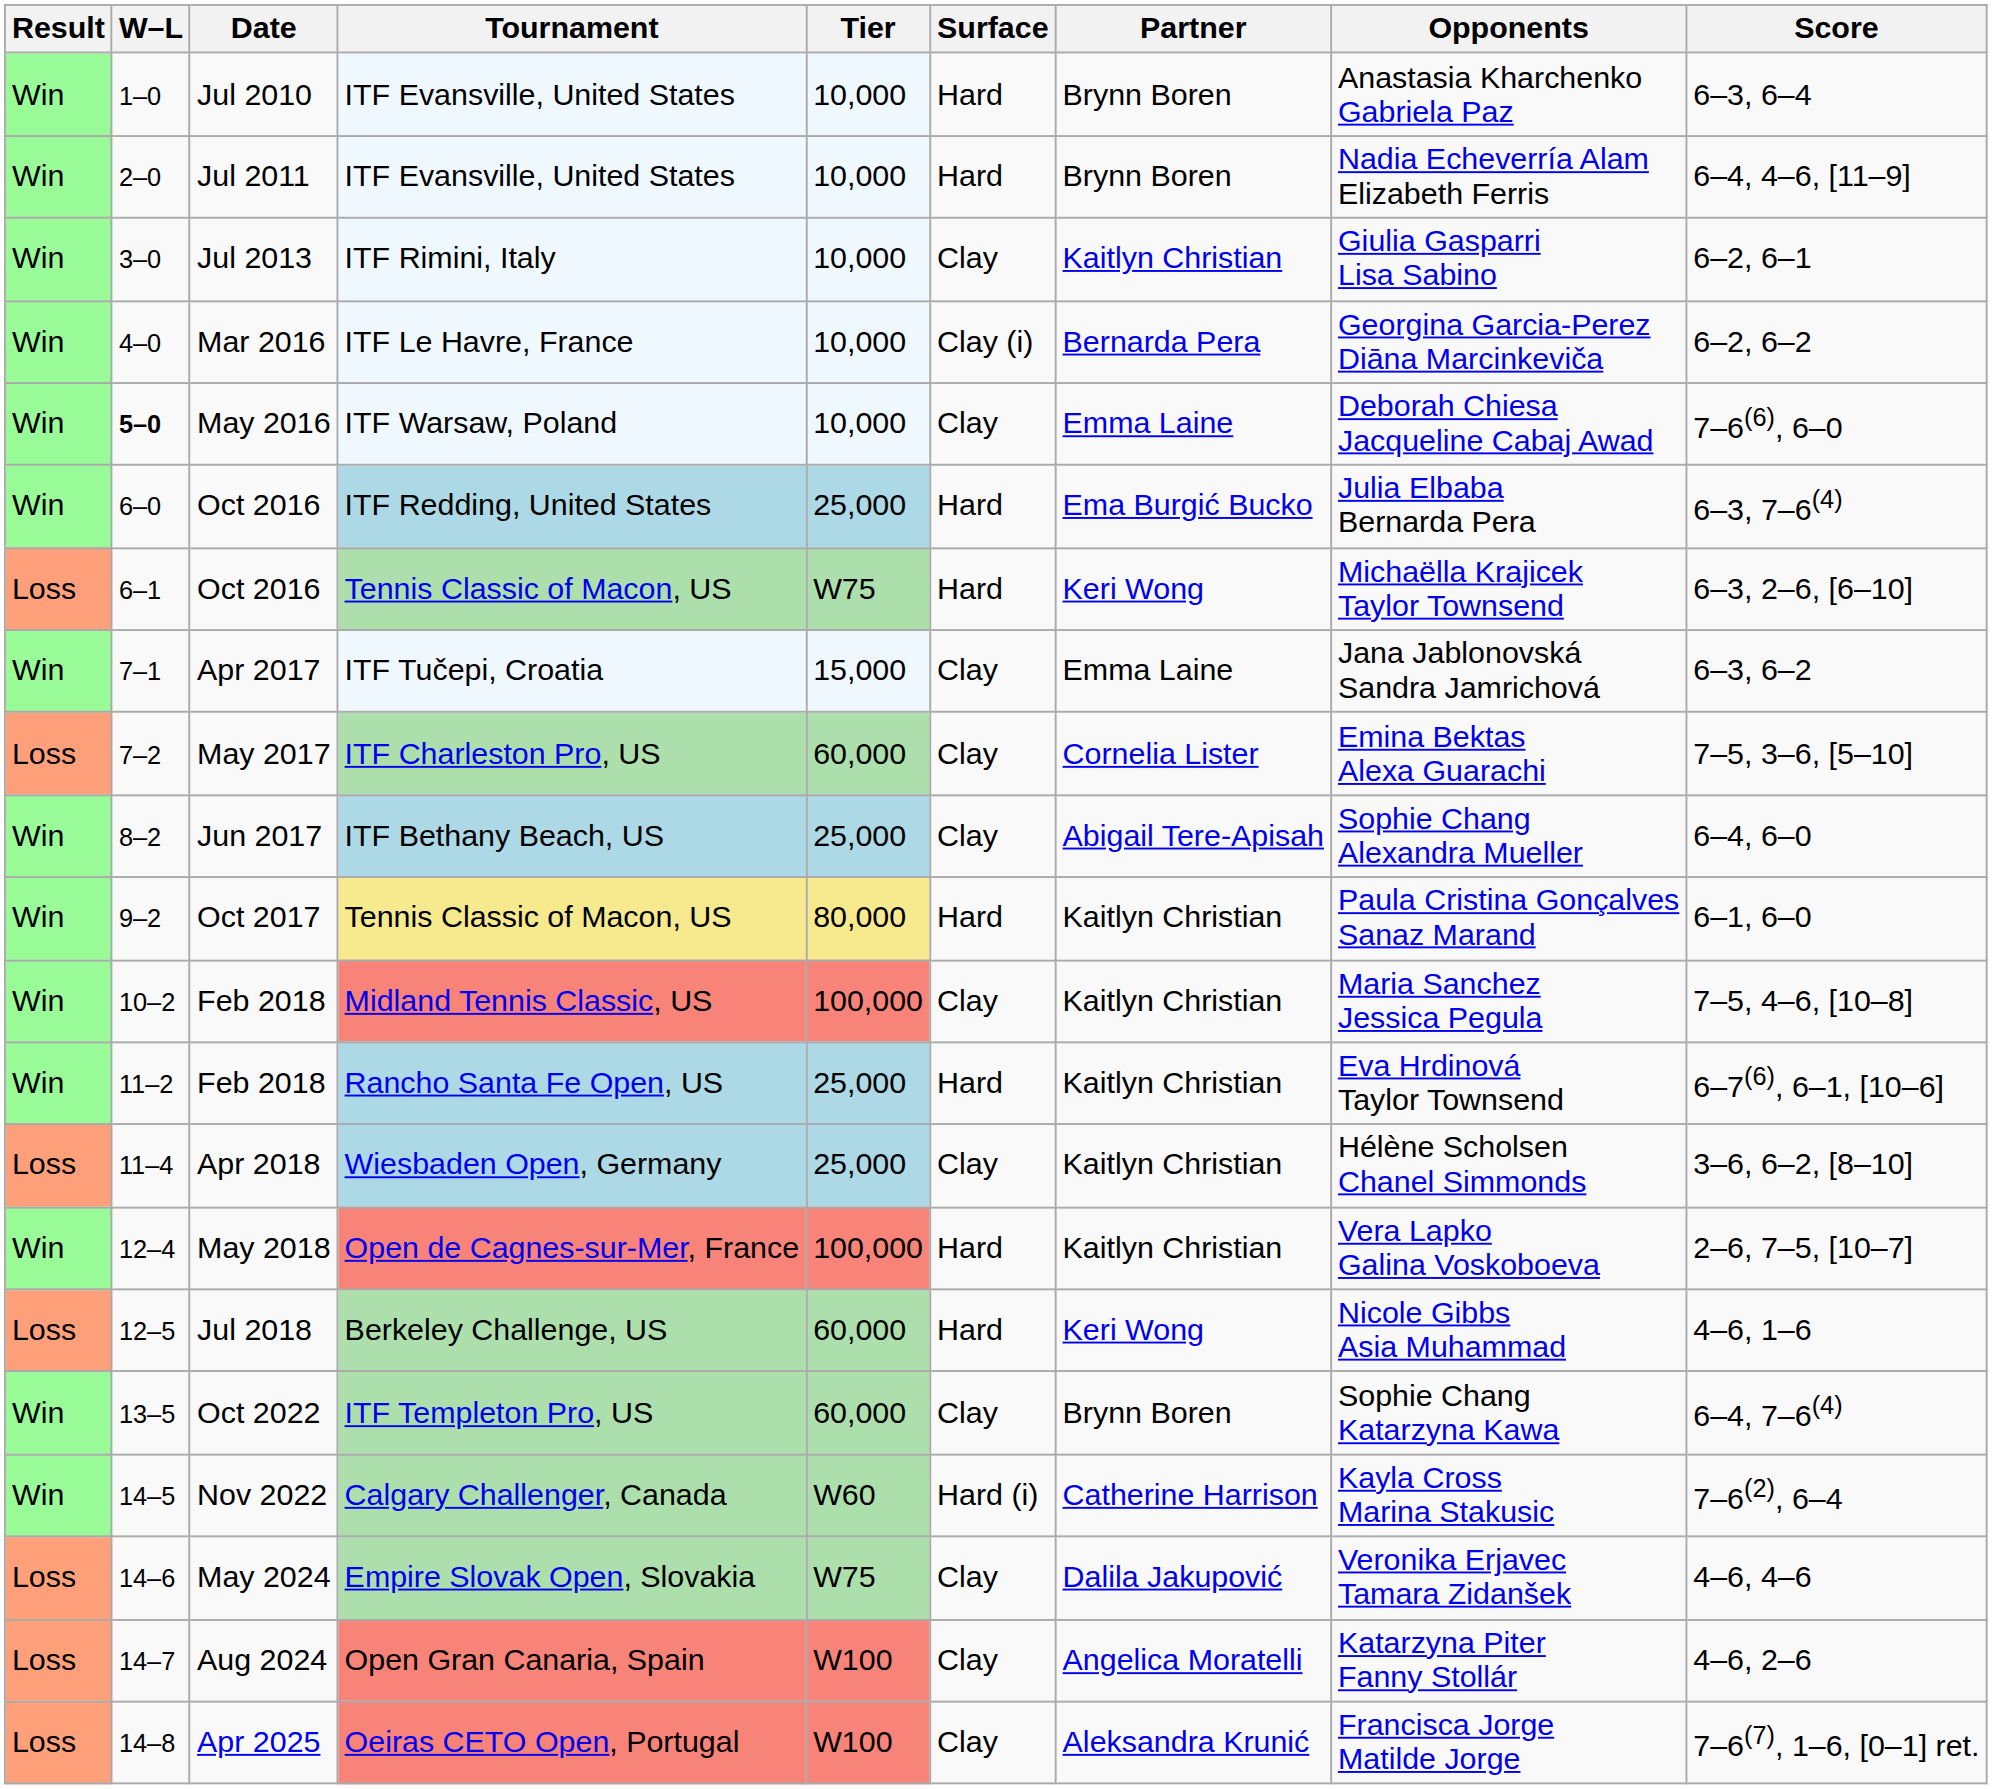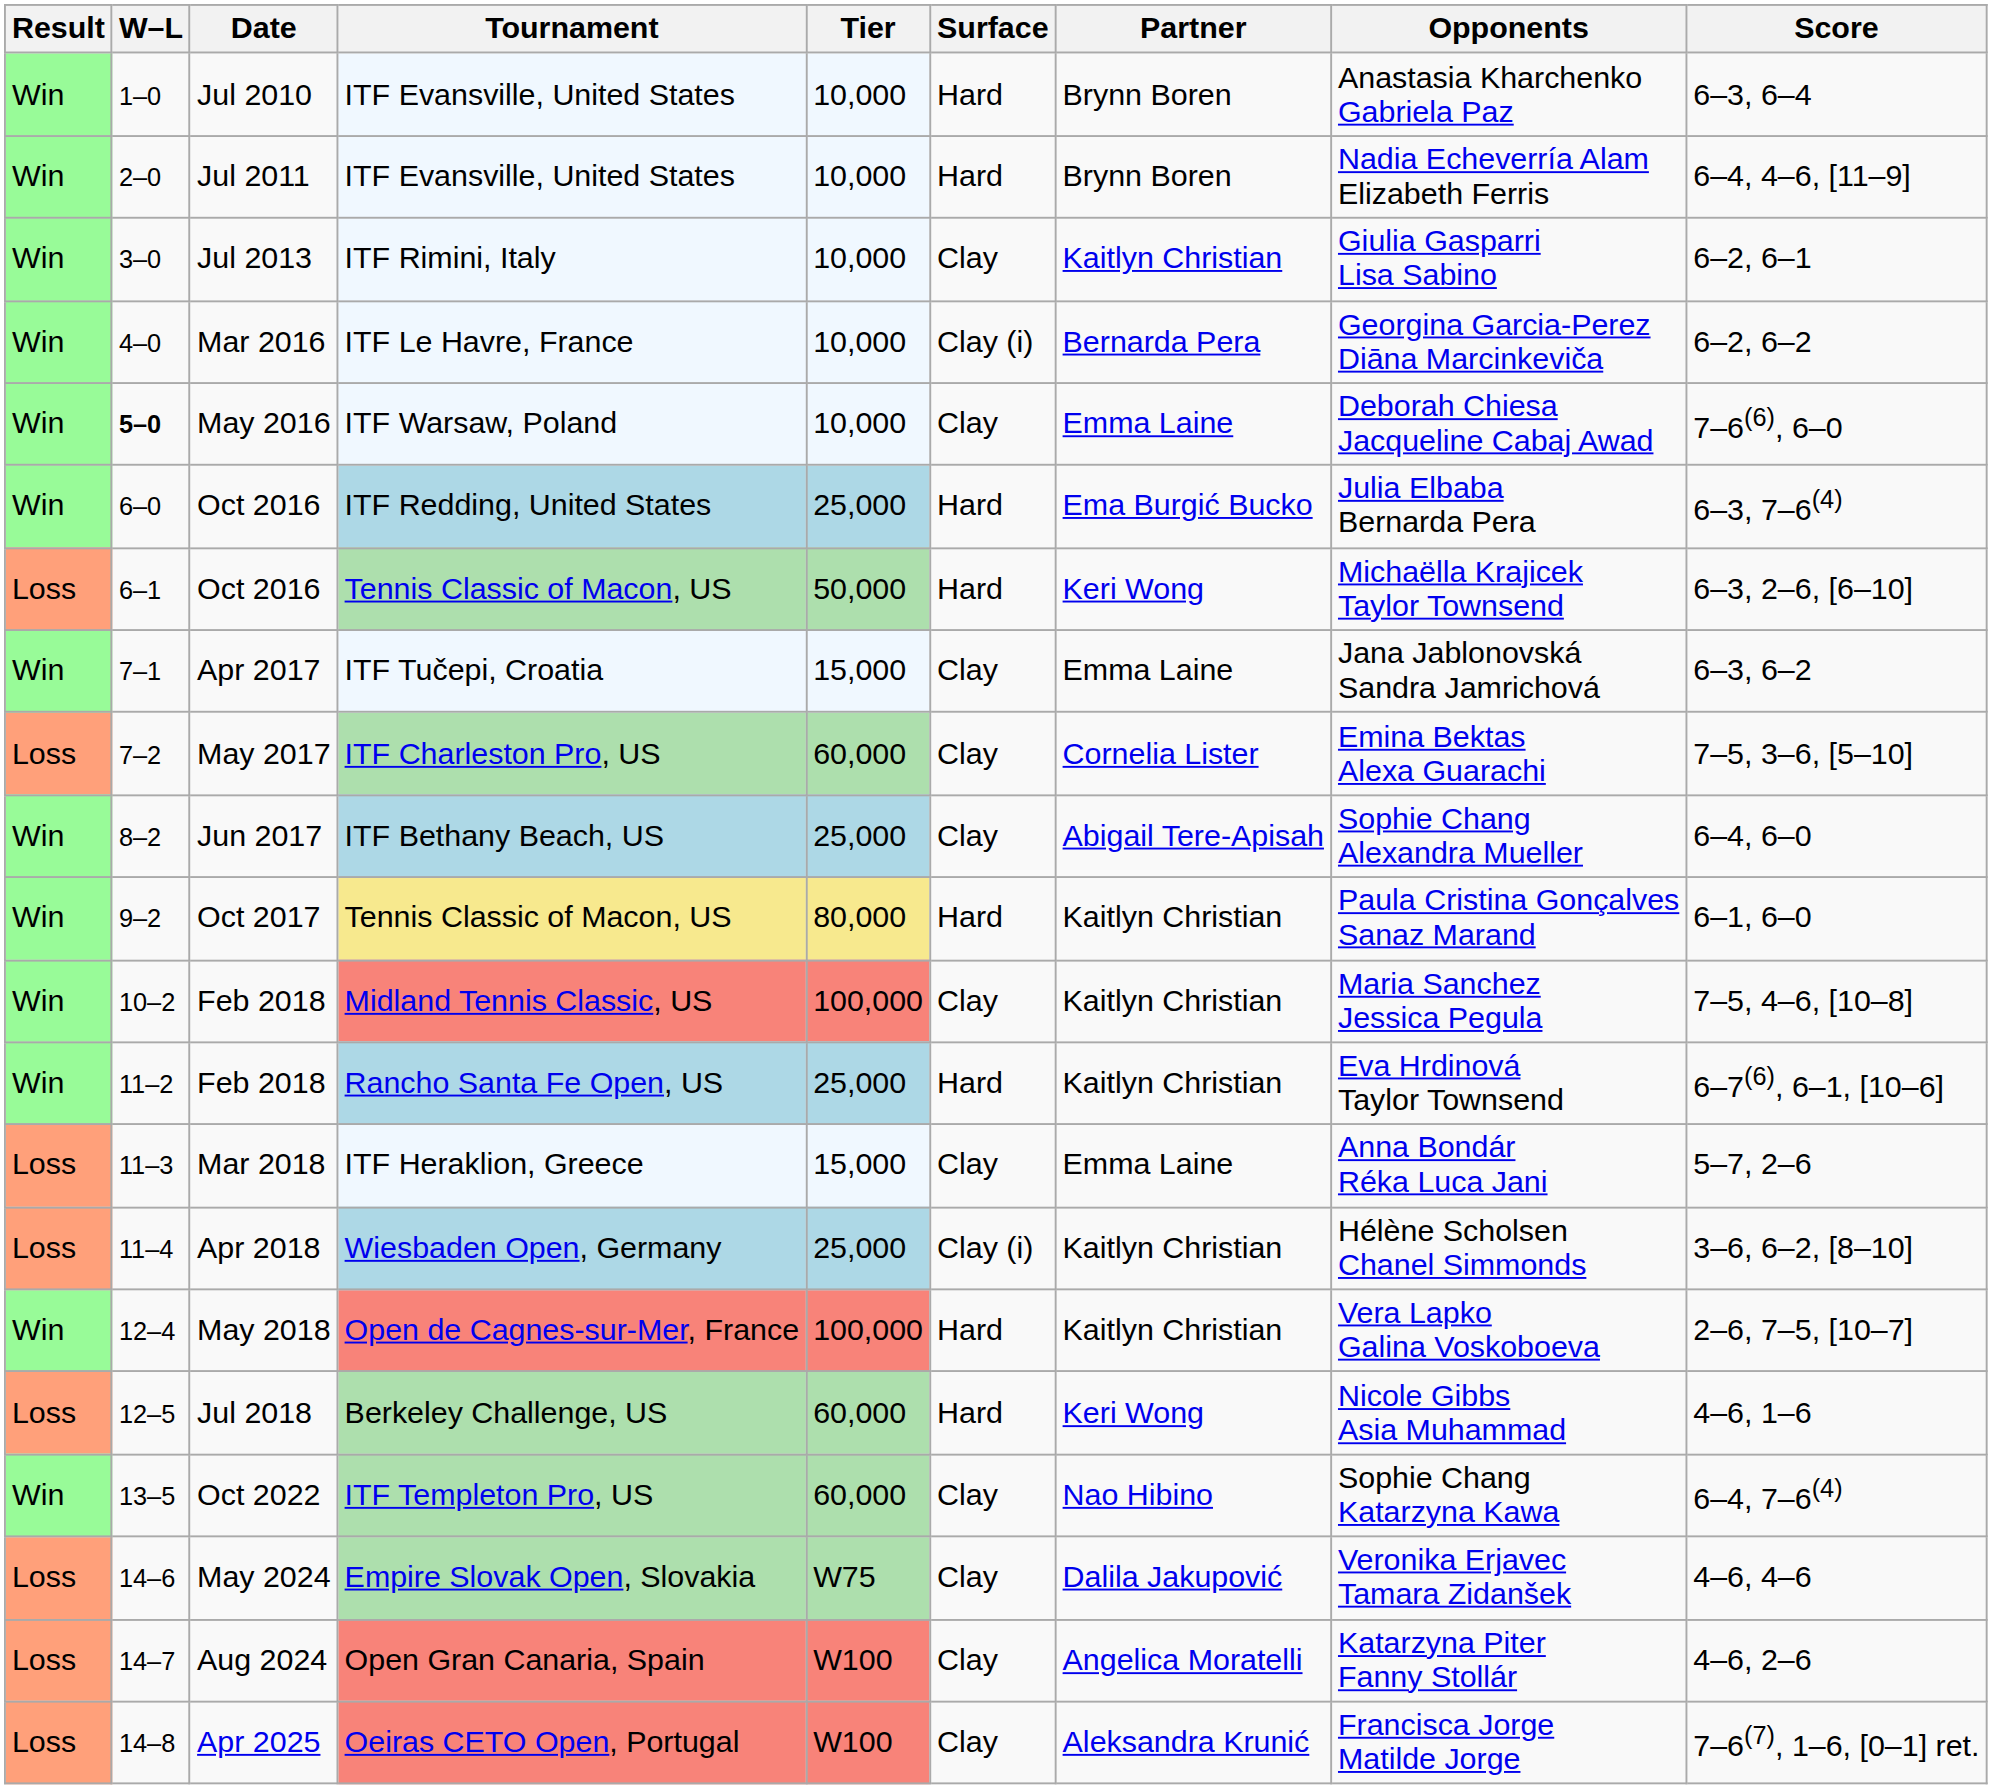(844, 588) W75 -> (860, 588) 50,000
+ row: (261, 1165)
(967, 1165) Clay -> (985, 1247) Clay (i)
(1147, 1412) Brynn Boren -> (1138, 1494) Nao Hibino
- row: (262, 1494)
